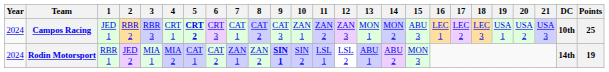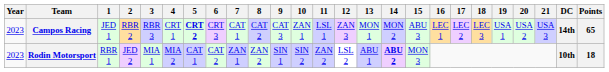(15, 30) 2024 -> (15, 30) 2023
(324, 30) ZAN 2 -> (324, 30) LSL 1
(567, 30) 10th -> (567, 30) 14th
(591, 30) 25 -> (591, 30) 65
(15, 55) 2024 -> (15, 55) 2023
(281, 55) bold -> (281, 55) normal
(324, 55) LSL 1 -> (324, 55) ZAN 2
(394, 55) normal -> (394, 55) bold
(567, 55) 14th -> (567, 55) 10th
(591, 55) 19 -> (591, 55) 18
